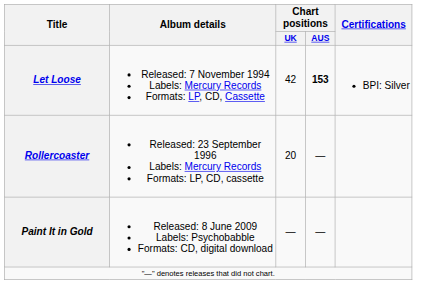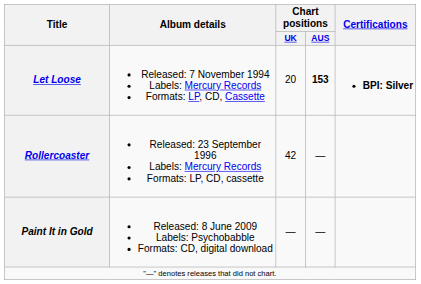(291, 80) 42 -> (291, 80) 20
(374, 86) normal -> (375, 86) bold
(291, 156) 20 -> (291, 156) 42
